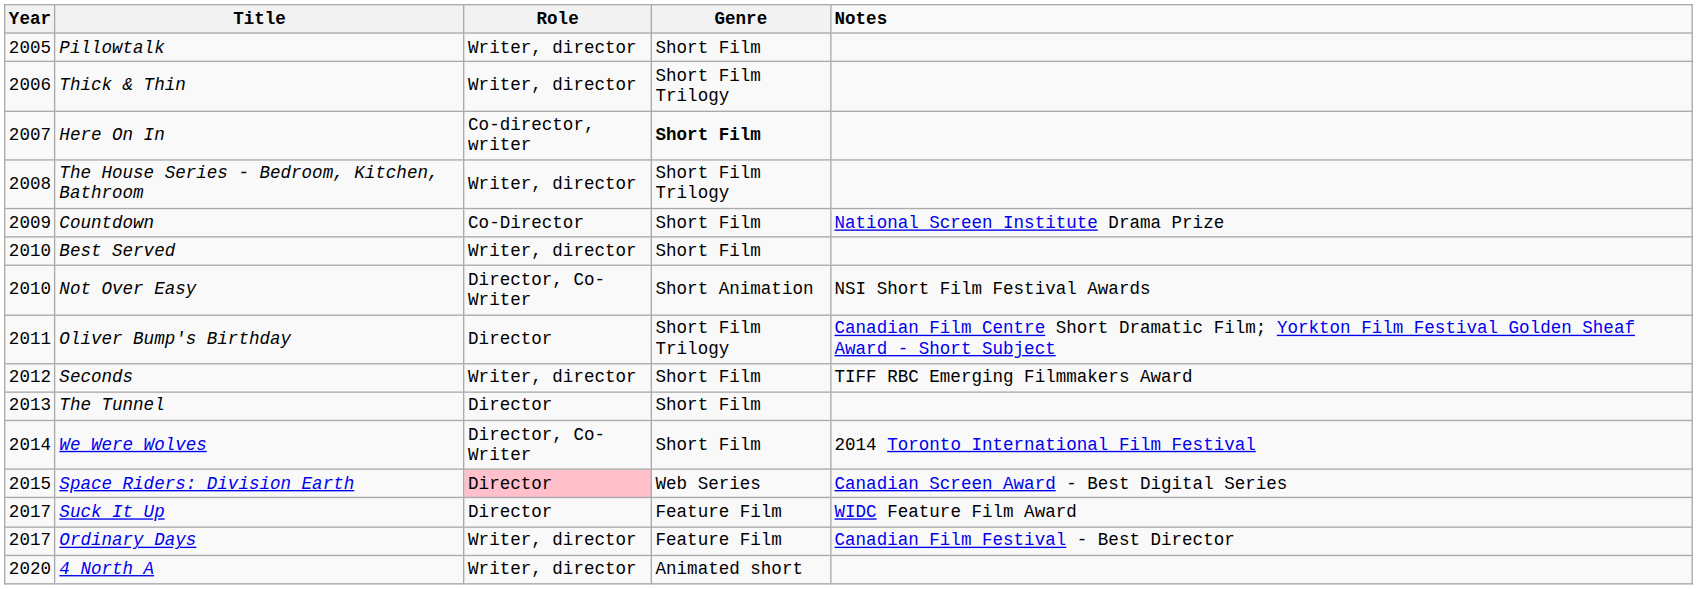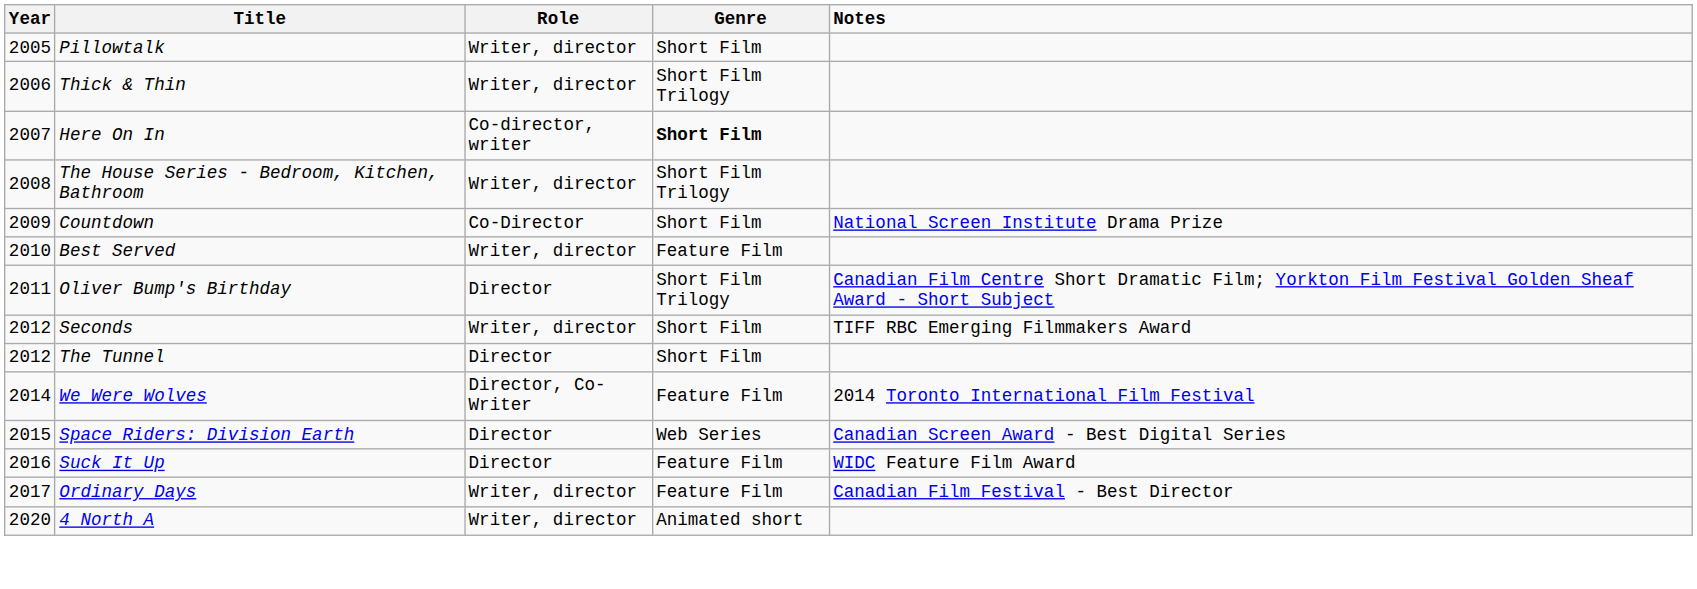(708, 251) Short Film -> (719, 251) Feature Film
- row: (128, 290)
(30, 406) 2013 -> (30, 357) 2012
(708, 445) Short Film -> (719, 396) Feature Film
(510, 484) pink background -> (511, 435) no background
(30, 512) 2017 -> (30, 463) 2016
